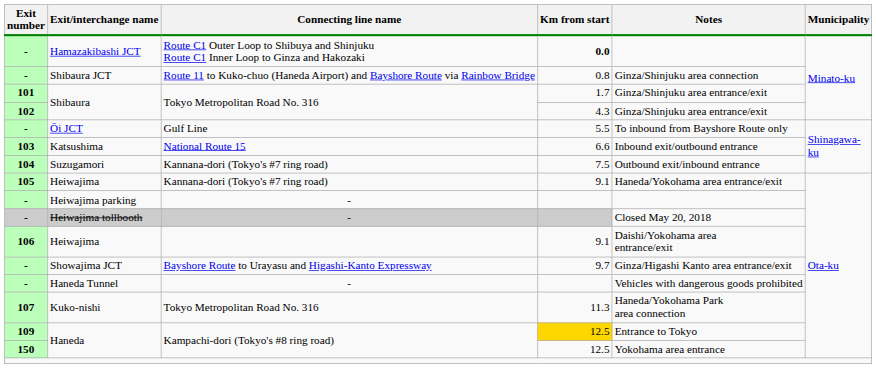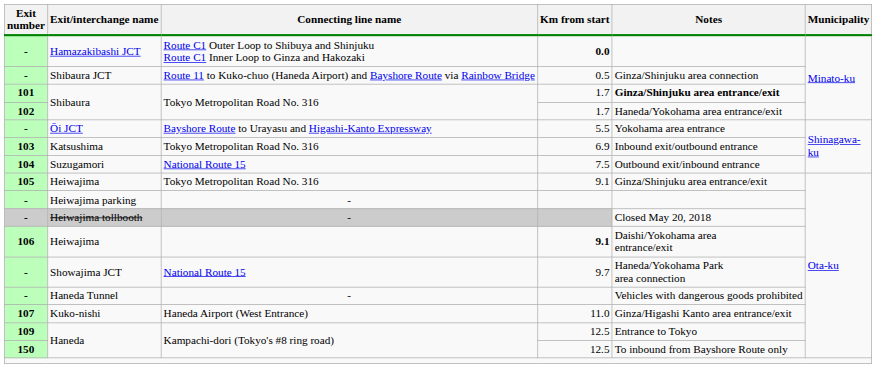(603, 75) 0.8 -> (603, 75) 0.5
(691, 93) normal -> (697, 93) bold
(603, 111) 4.3 -> (603, 111) 1.7
(691, 111) Ginza/Shinjuku area entrance/exit -> (698, 111) Haneda/Yokohama area entrance/exit
(186, 128) Gulf Line -> (298, 128) Bayshore Route to Urayasu and Higashi-Kanto Expressway
(701, 128) To inbound from Bayshore Route only -> (670, 128) Yokohama area entrance
(205, 146) National Route 15 -> (241, 146) Tokyo Metropolitan Road No. 316
(603, 146) 6.6 -> (603, 146) 6.9
(246, 164) Kannana-dori (Tokyo's #7 ring road) -> (205, 164) National Route 15
(246, 182) Kannana-dori (Tokyo's #7 ring road) -> (241, 182) Tokyo Metropolitan Road No. 316
(698, 182) Haneda/Yokohama area entrance/exit -> (691, 182) Ginza/Shinjuku area entrance/exit
(603, 241) normal -> (603, 241) bold
(298, 265) Bayshore Route to Urayasu and Higashi-Kanto Expressway -> (205, 272) National Route 15
(703, 265) Ginza/Higashi Kanto area entrance/exit -> (669, 272) Haneda/Yokohama Park area connection
(241, 307) Tokyo Metropolitan Road No. 316 -> (236, 313) Haneda Airport (West Entrance)
(600, 307) 11.3 -> (600, 313) 11.0
(669, 307) Haneda/Yokohama Park area connection -> (703, 313) Ginza/Higashi Kanto area entrance/exit
(600, 331) gold background -> (600, 331) no background
(670, 349) Yokohama area entrance -> (701, 349) To inbound from Bayshore Route only
